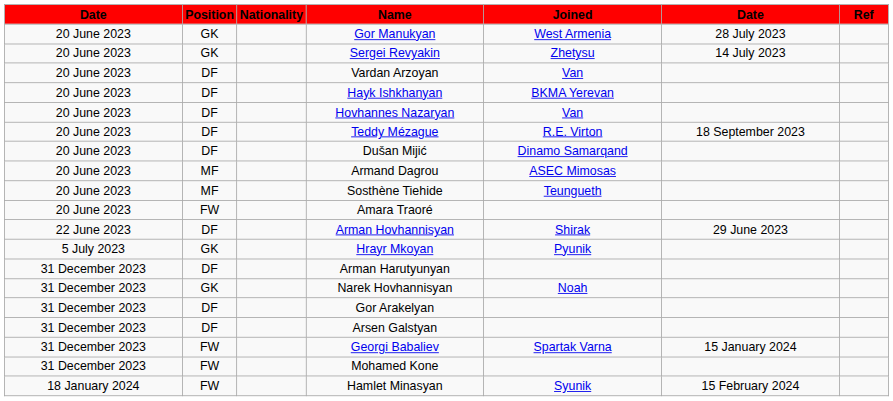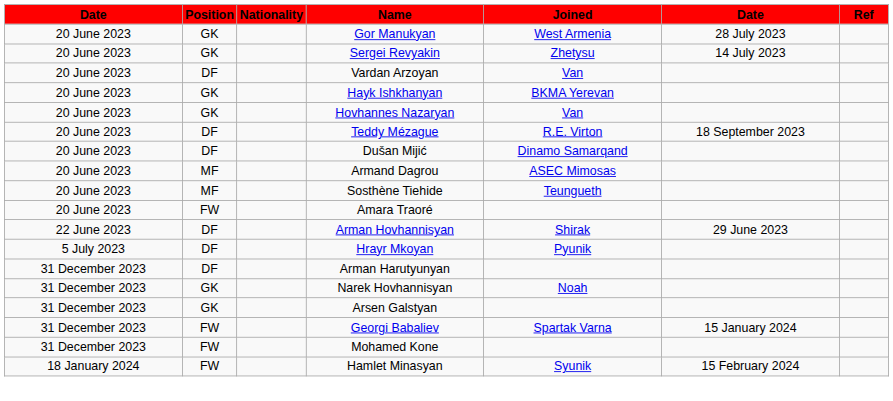(210, 93) DF -> (210, 93) GK
(210, 112) DF -> (210, 112) GK
(210, 249) GK -> (210, 249) DF
- row: (395, 308)
(210, 328) DF -> (210, 308) GK
